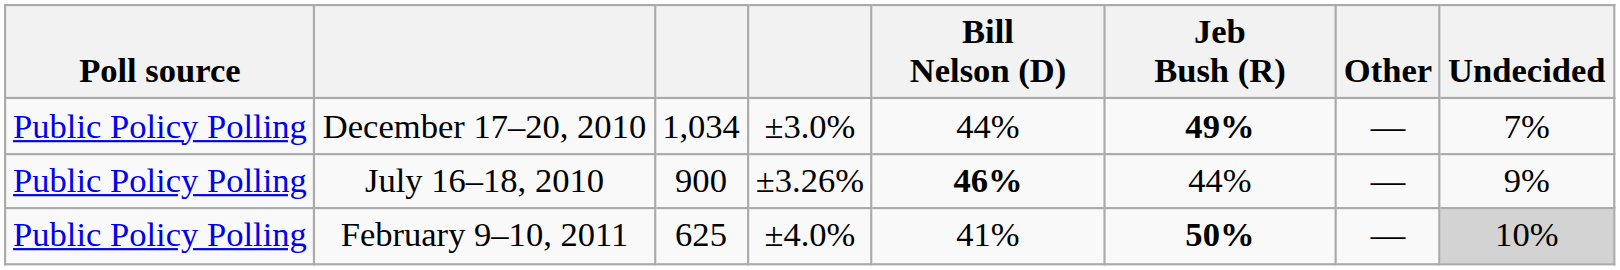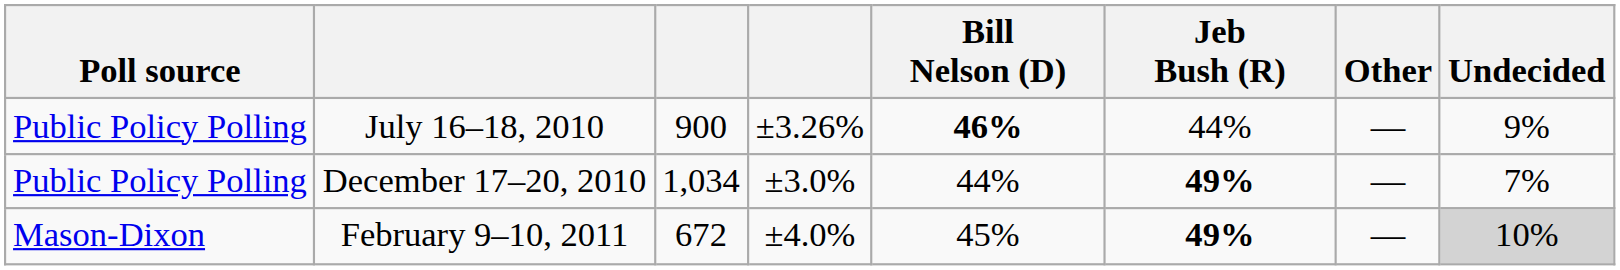rows swapped: (484, 180) <-> (484, 125)
(160, 235) Public Policy Polling -> (109, 235) Mason-Dixon
(701, 235) 625 -> (701, 235) 672
(988, 235) 41% -> (988, 235) 45%
(1220, 235) 50% -> (1220, 235) 49%
